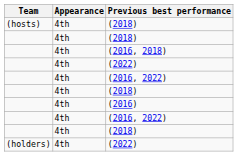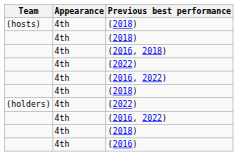rows swapped: (28, 144) <-> (28, 104)
